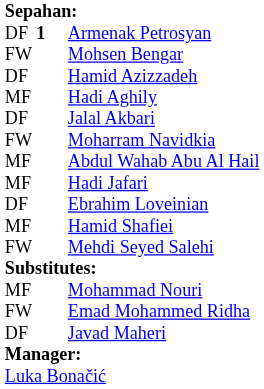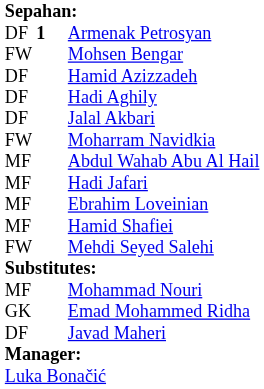(18, 97) MF -> (16, 97) DF
(16, 204) DF -> (18, 204) MF
(18, 311) FW -> (18, 311) GK
